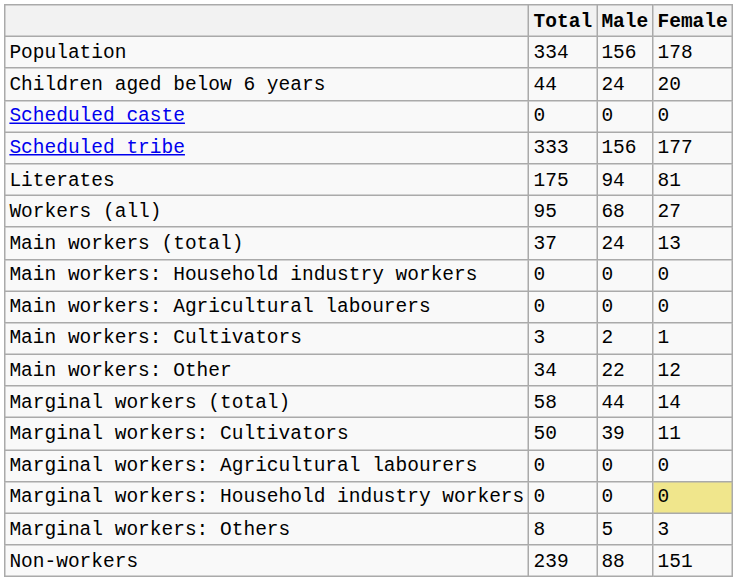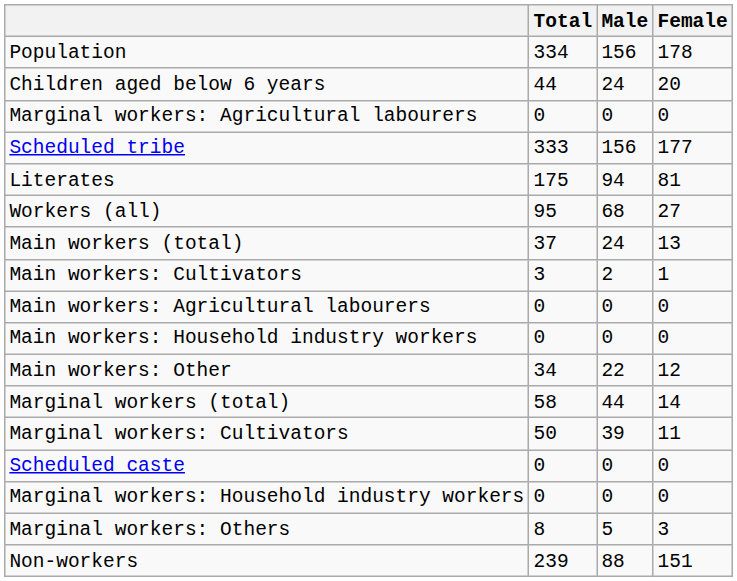rows swapped: (97, 116) <-> (243, 466)
rows swapped: (156, 338) <-> (243, 275)
(663, 497) khaki background -> (663, 497) no background
